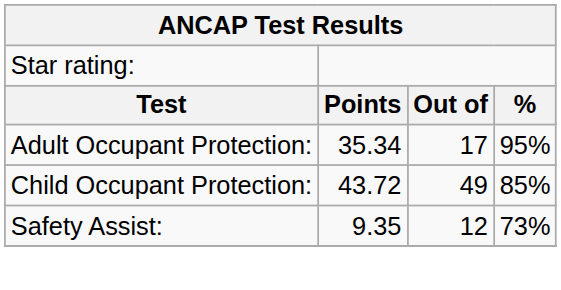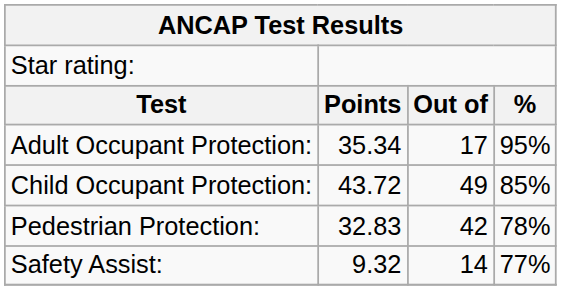+ row: (135, 225)
(377, 225) 9.35 -> (377, 266) 9.32
(474, 225) 12 -> (474, 266) 14
(525, 225) 73% -> (525, 266) 77%
